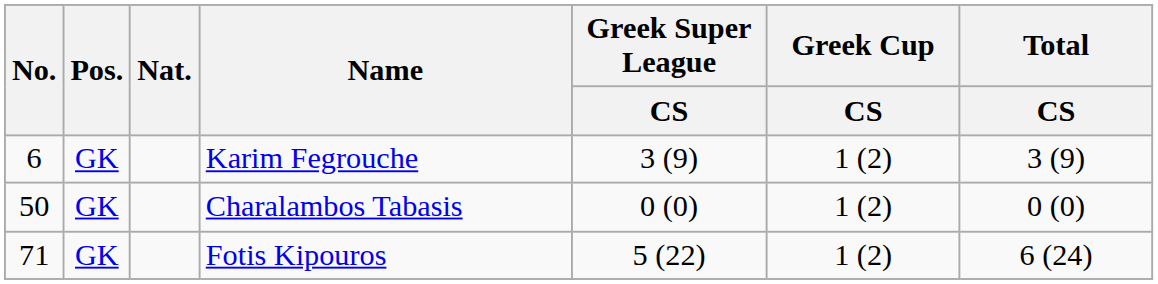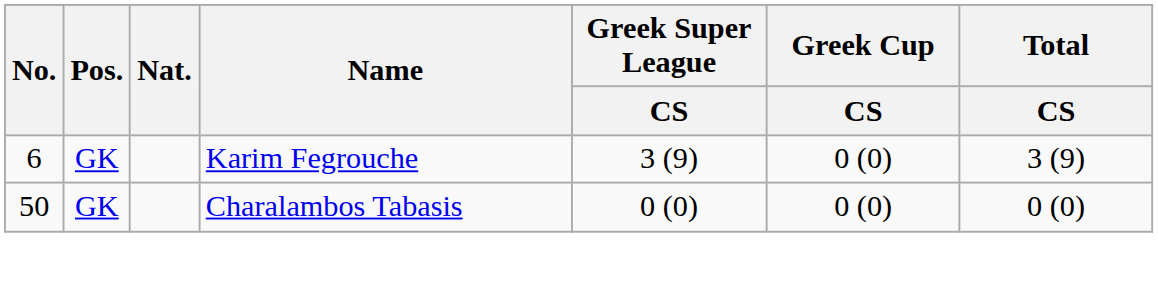(863, 158) 1 (2) -> (863, 158) 0 (0)
(863, 206) 1 (2) -> (863, 206) 0 (0)
- row: (296, 254)
